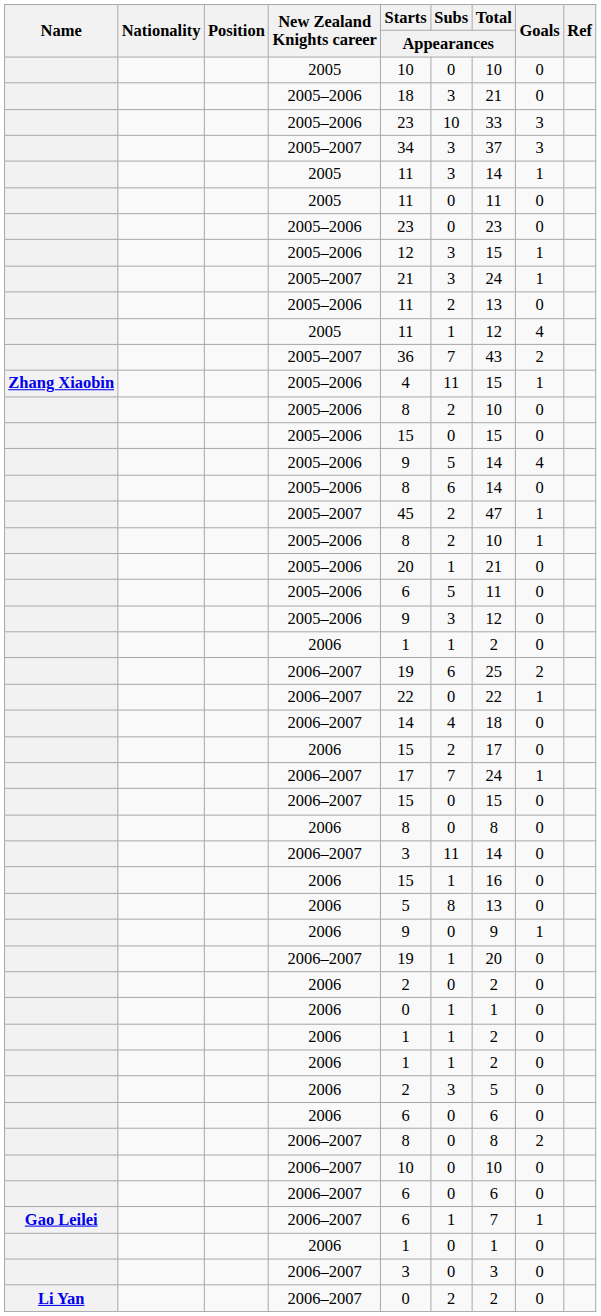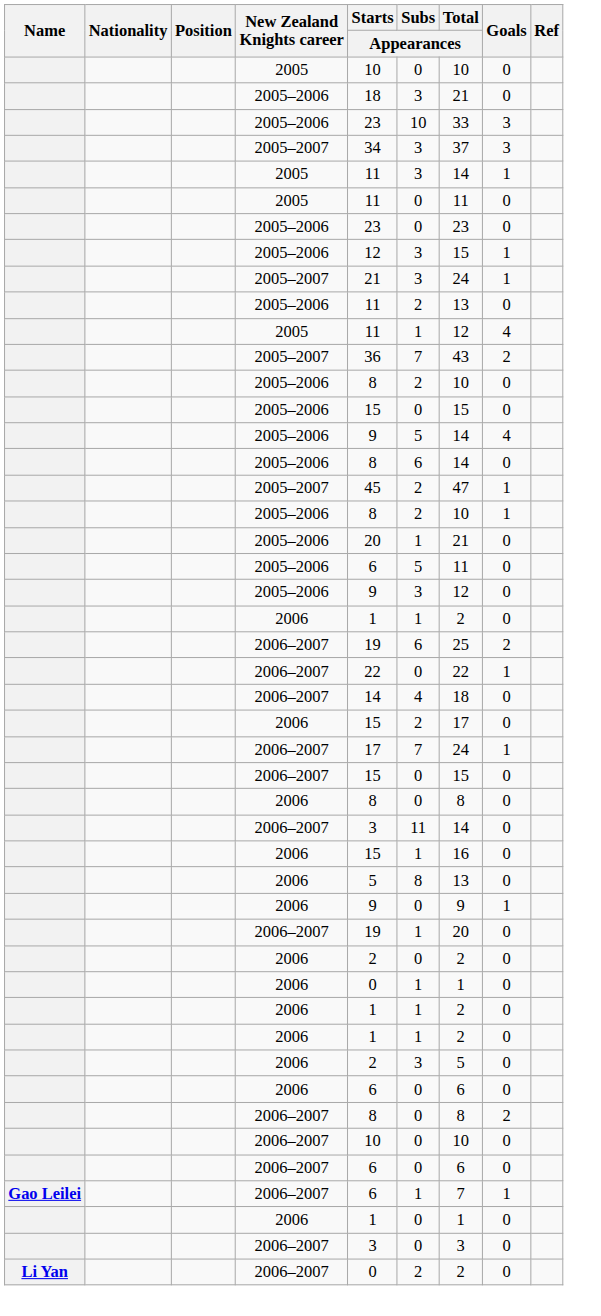- row: (61, 383)
